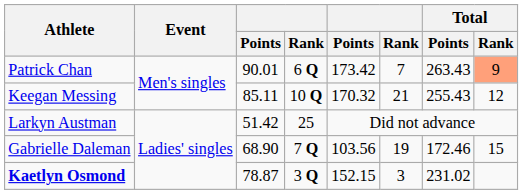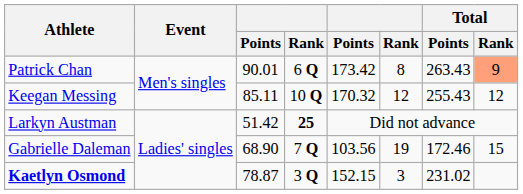(401, 69) 7 -> (401, 69) 8
(401, 96) 21 -> (401, 96) 12
(306, 123) normal -> (306, 123) bold
